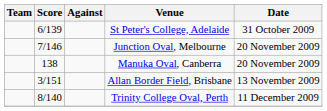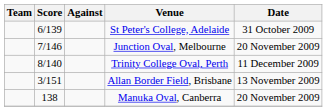rows swapped: (170, 98) <-> (170, 64)
